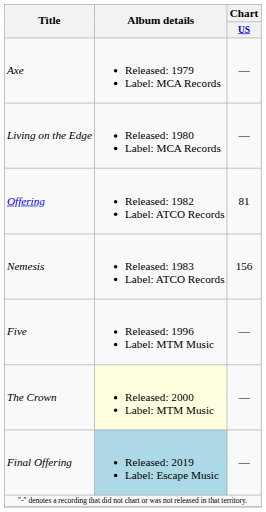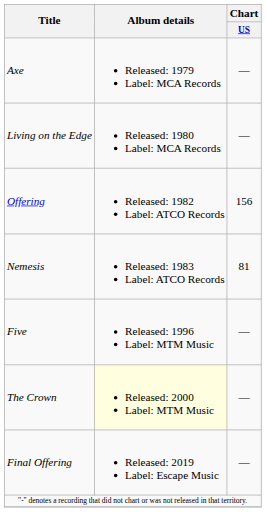(244, 201) 81 -> (244, 201) 156
(244, 266) 156 -> (244, 266) 81
(161, 469) lightblue background -> (161, 469) no background
